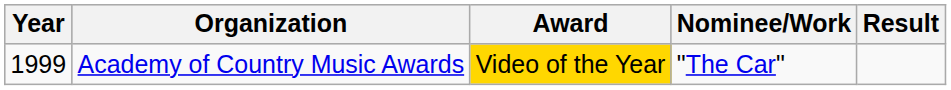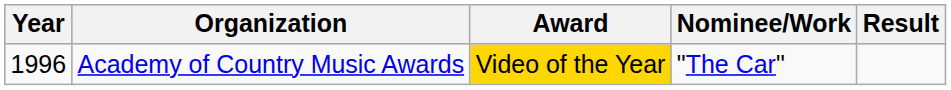(38, 63) 1999 -> (38, 63) 1996
